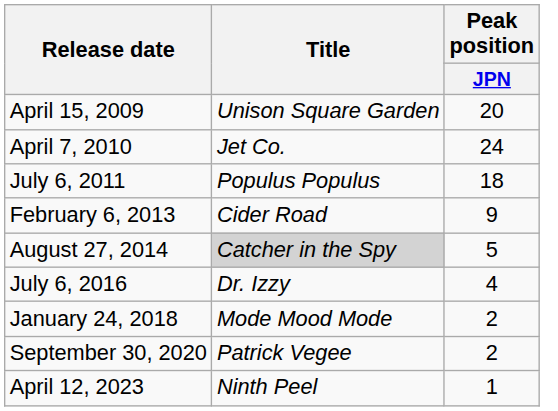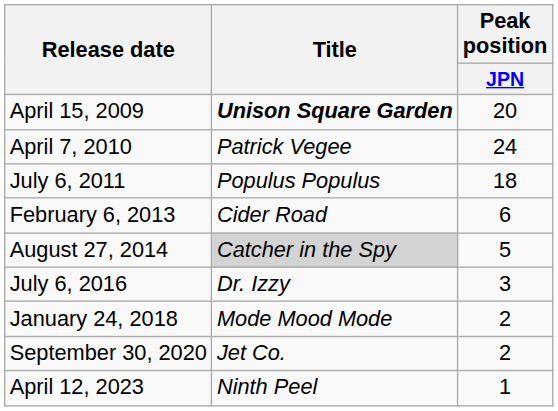(328, 111) normal -> (335, 111) bold
(251, 146) Jet Co. -> (284, 146) Patrick Vegee
(492, 215) 9 -> (505, 215) 6
(492, 284) 4 -> (505, 284) 3
(284, 353) Patrick Vegee -> (251, 353) Jet Co.
